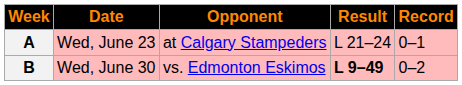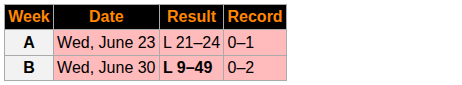- column: (245, 17)
